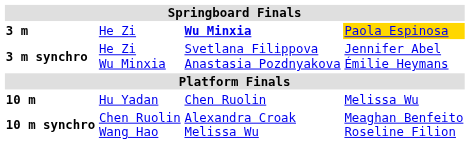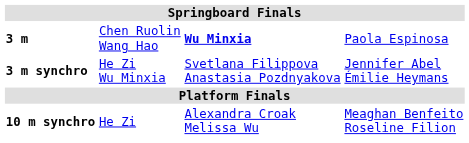(117, 31) He Zi -> (140, 38) Chen Ruolin Wang Hao
(396, 31) gold background -> (396, 38) no background
- row: (21, 99)
(140, 125) Chen Ruolin Wang Hao -> (117, 121) He Zi
